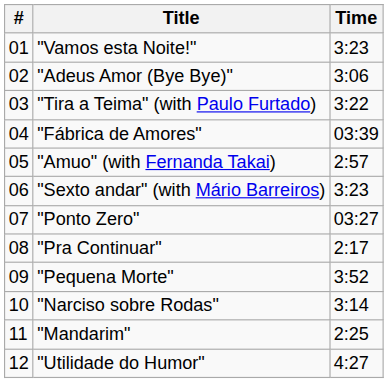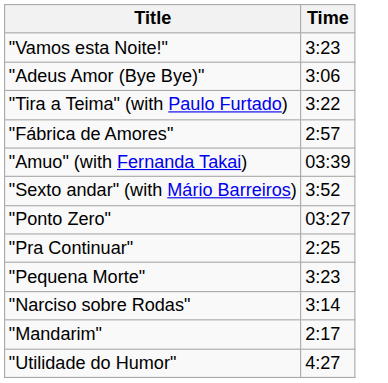- column: (19, 18)
(356, 133) 03:39 -> (323, 133) 2:57
(351, 162) 2:57 -> (328, 162) 03:39
(351, 190) 3:23 -> (323, 190) 3:52
(351, 248) 2:17 -> (323, 248) 2:25
(351, 276) 3:52 -> (323, 276) 3:23
(351, 334) 2:25 -> (323, 334) 2:17
